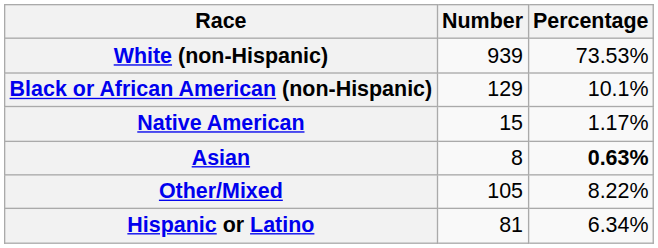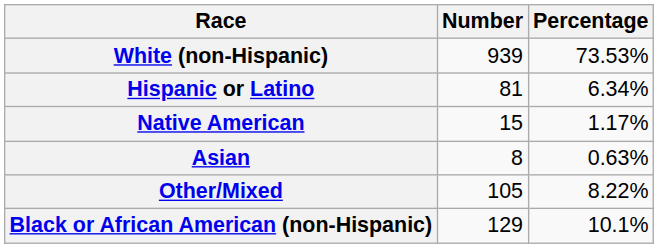rows swapped: (221, 89) <-> (221, 225)
(618, 157) bold -> (618, 157) normal
